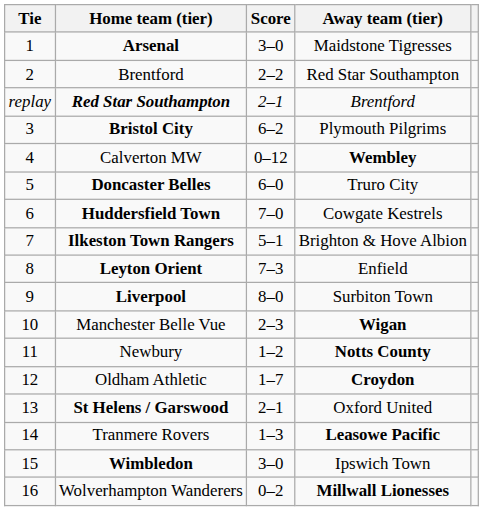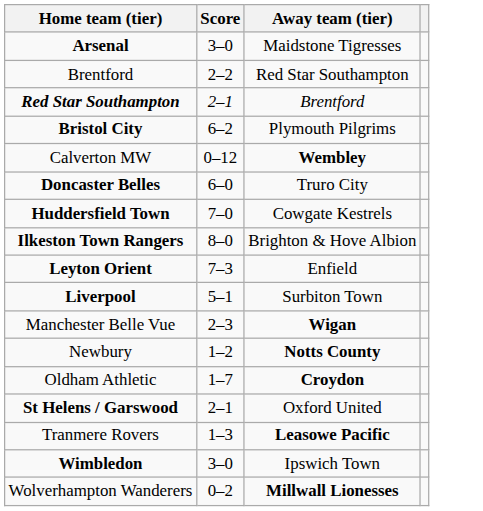- column: (30, 18)
(271, 240) 5–1 -> (220, 240) 8–0
(271, 296) 8–0 -> (220, 296) 5–1
